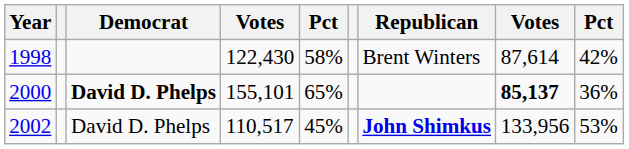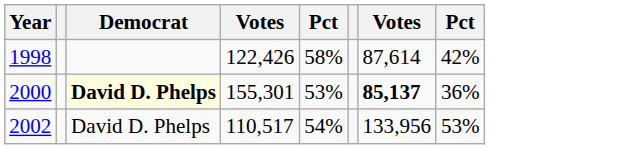- column: (427, 21)
(260, 56) 122,430 -> (260, 56) 122,426
(143, 91) no background -> (143, 91) lightyellow background
(260, 91) 155,101 -> (260, 91) 155,301
(323, 91) 65% -> (323, 91) 53%
(323, 126) 45% -> (323, 126) 54%
